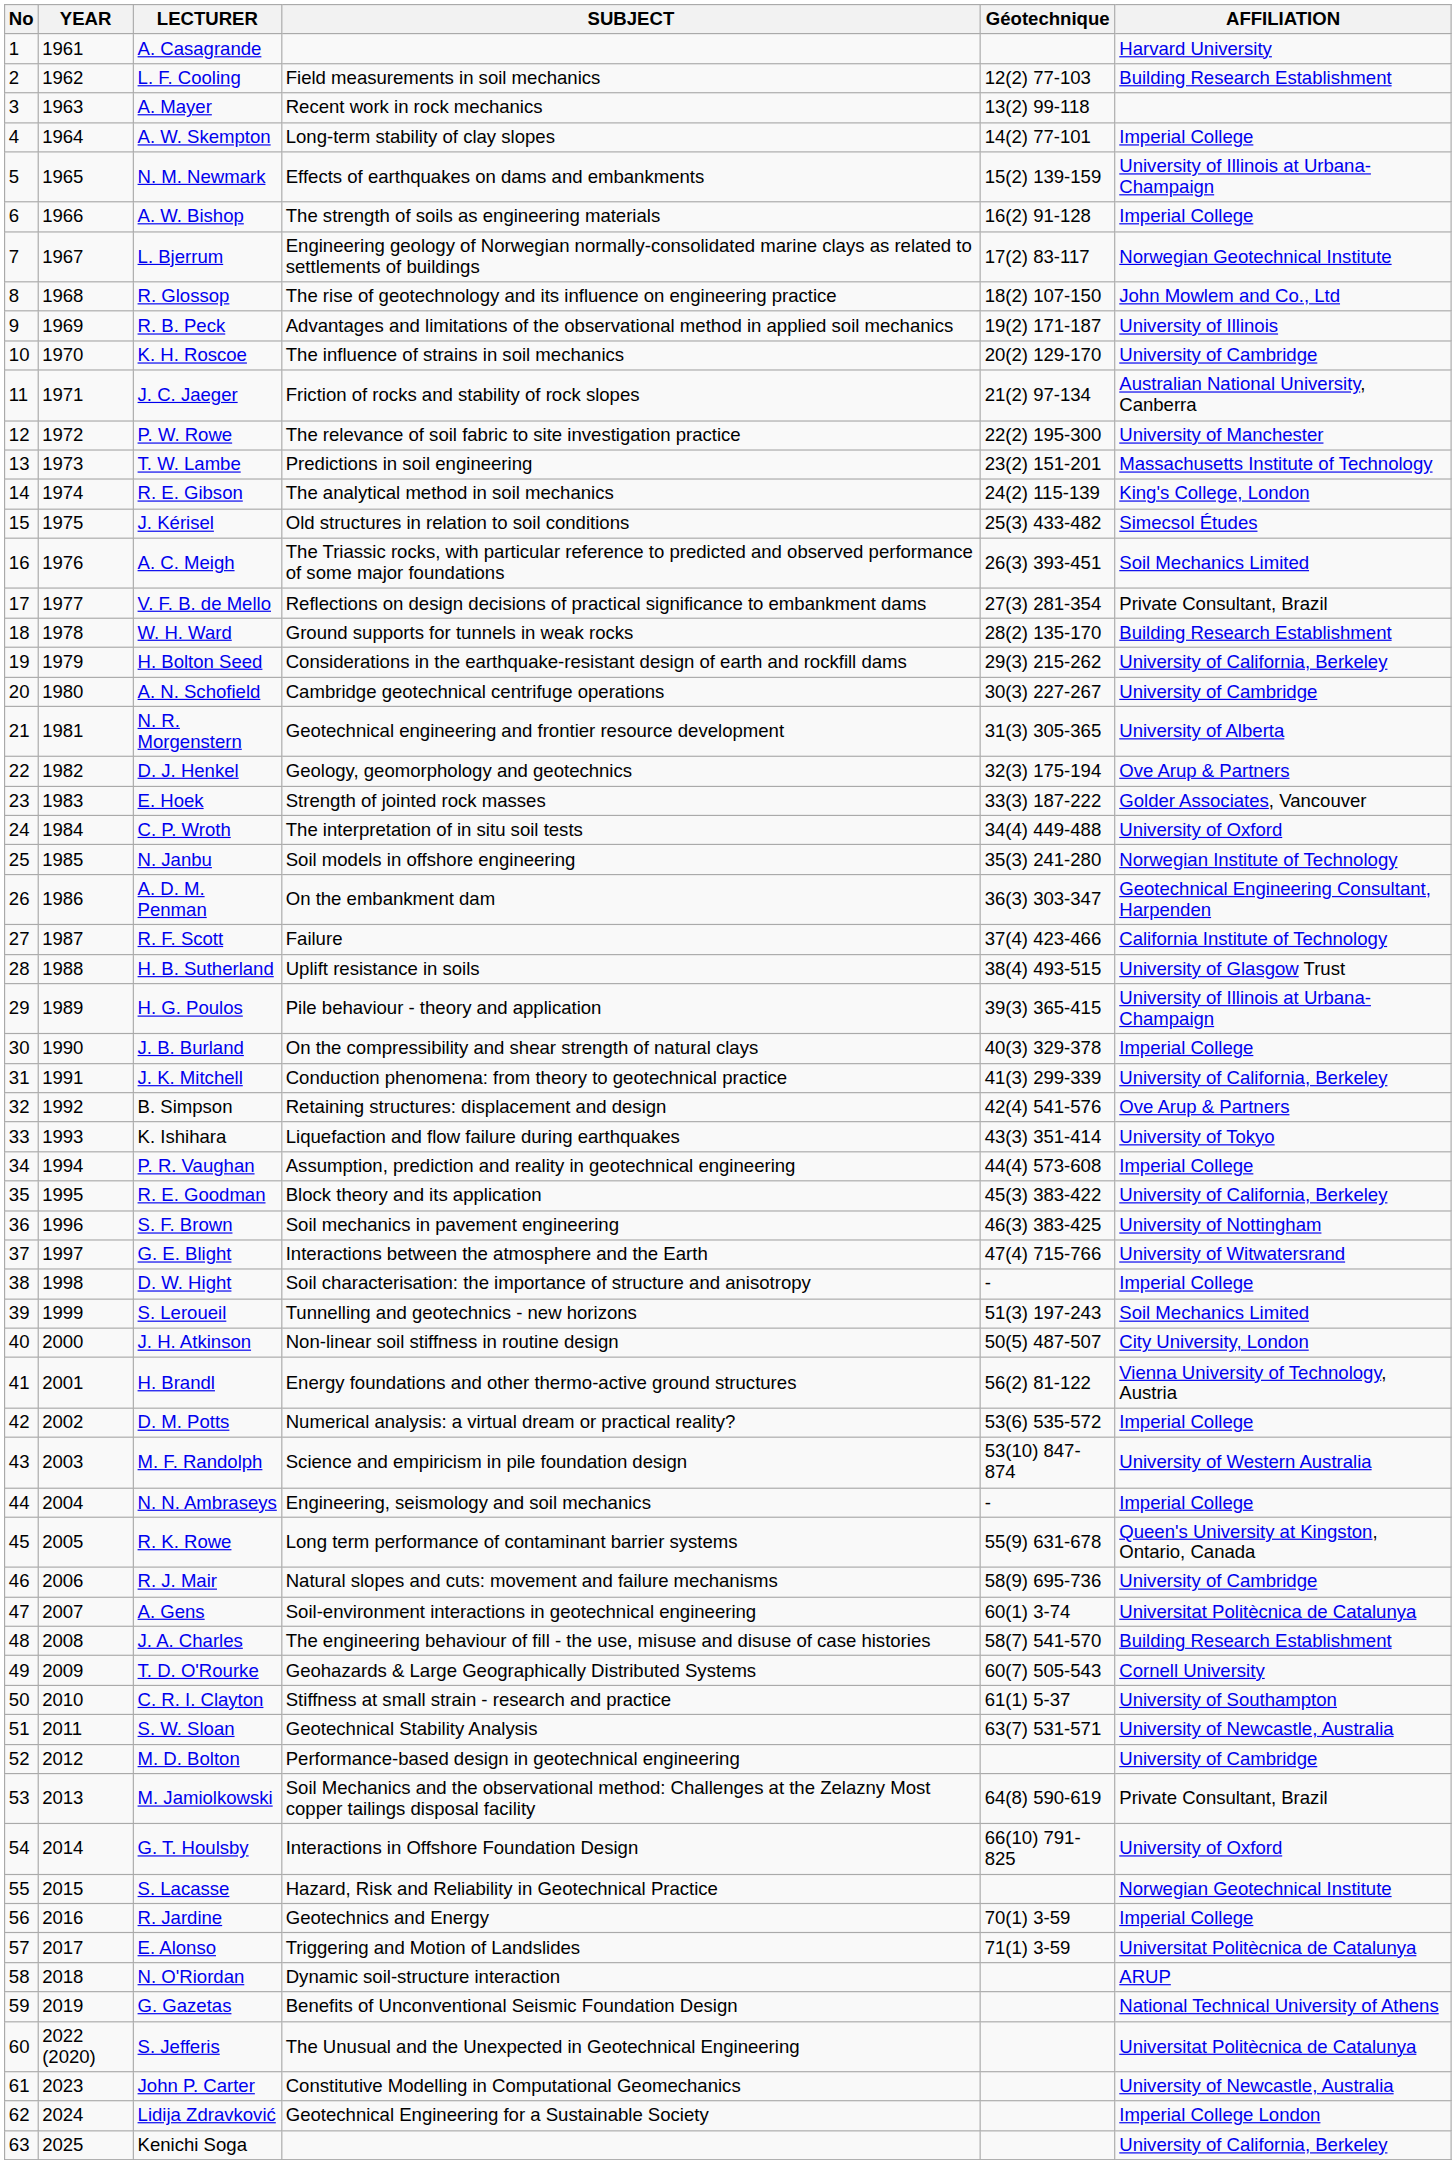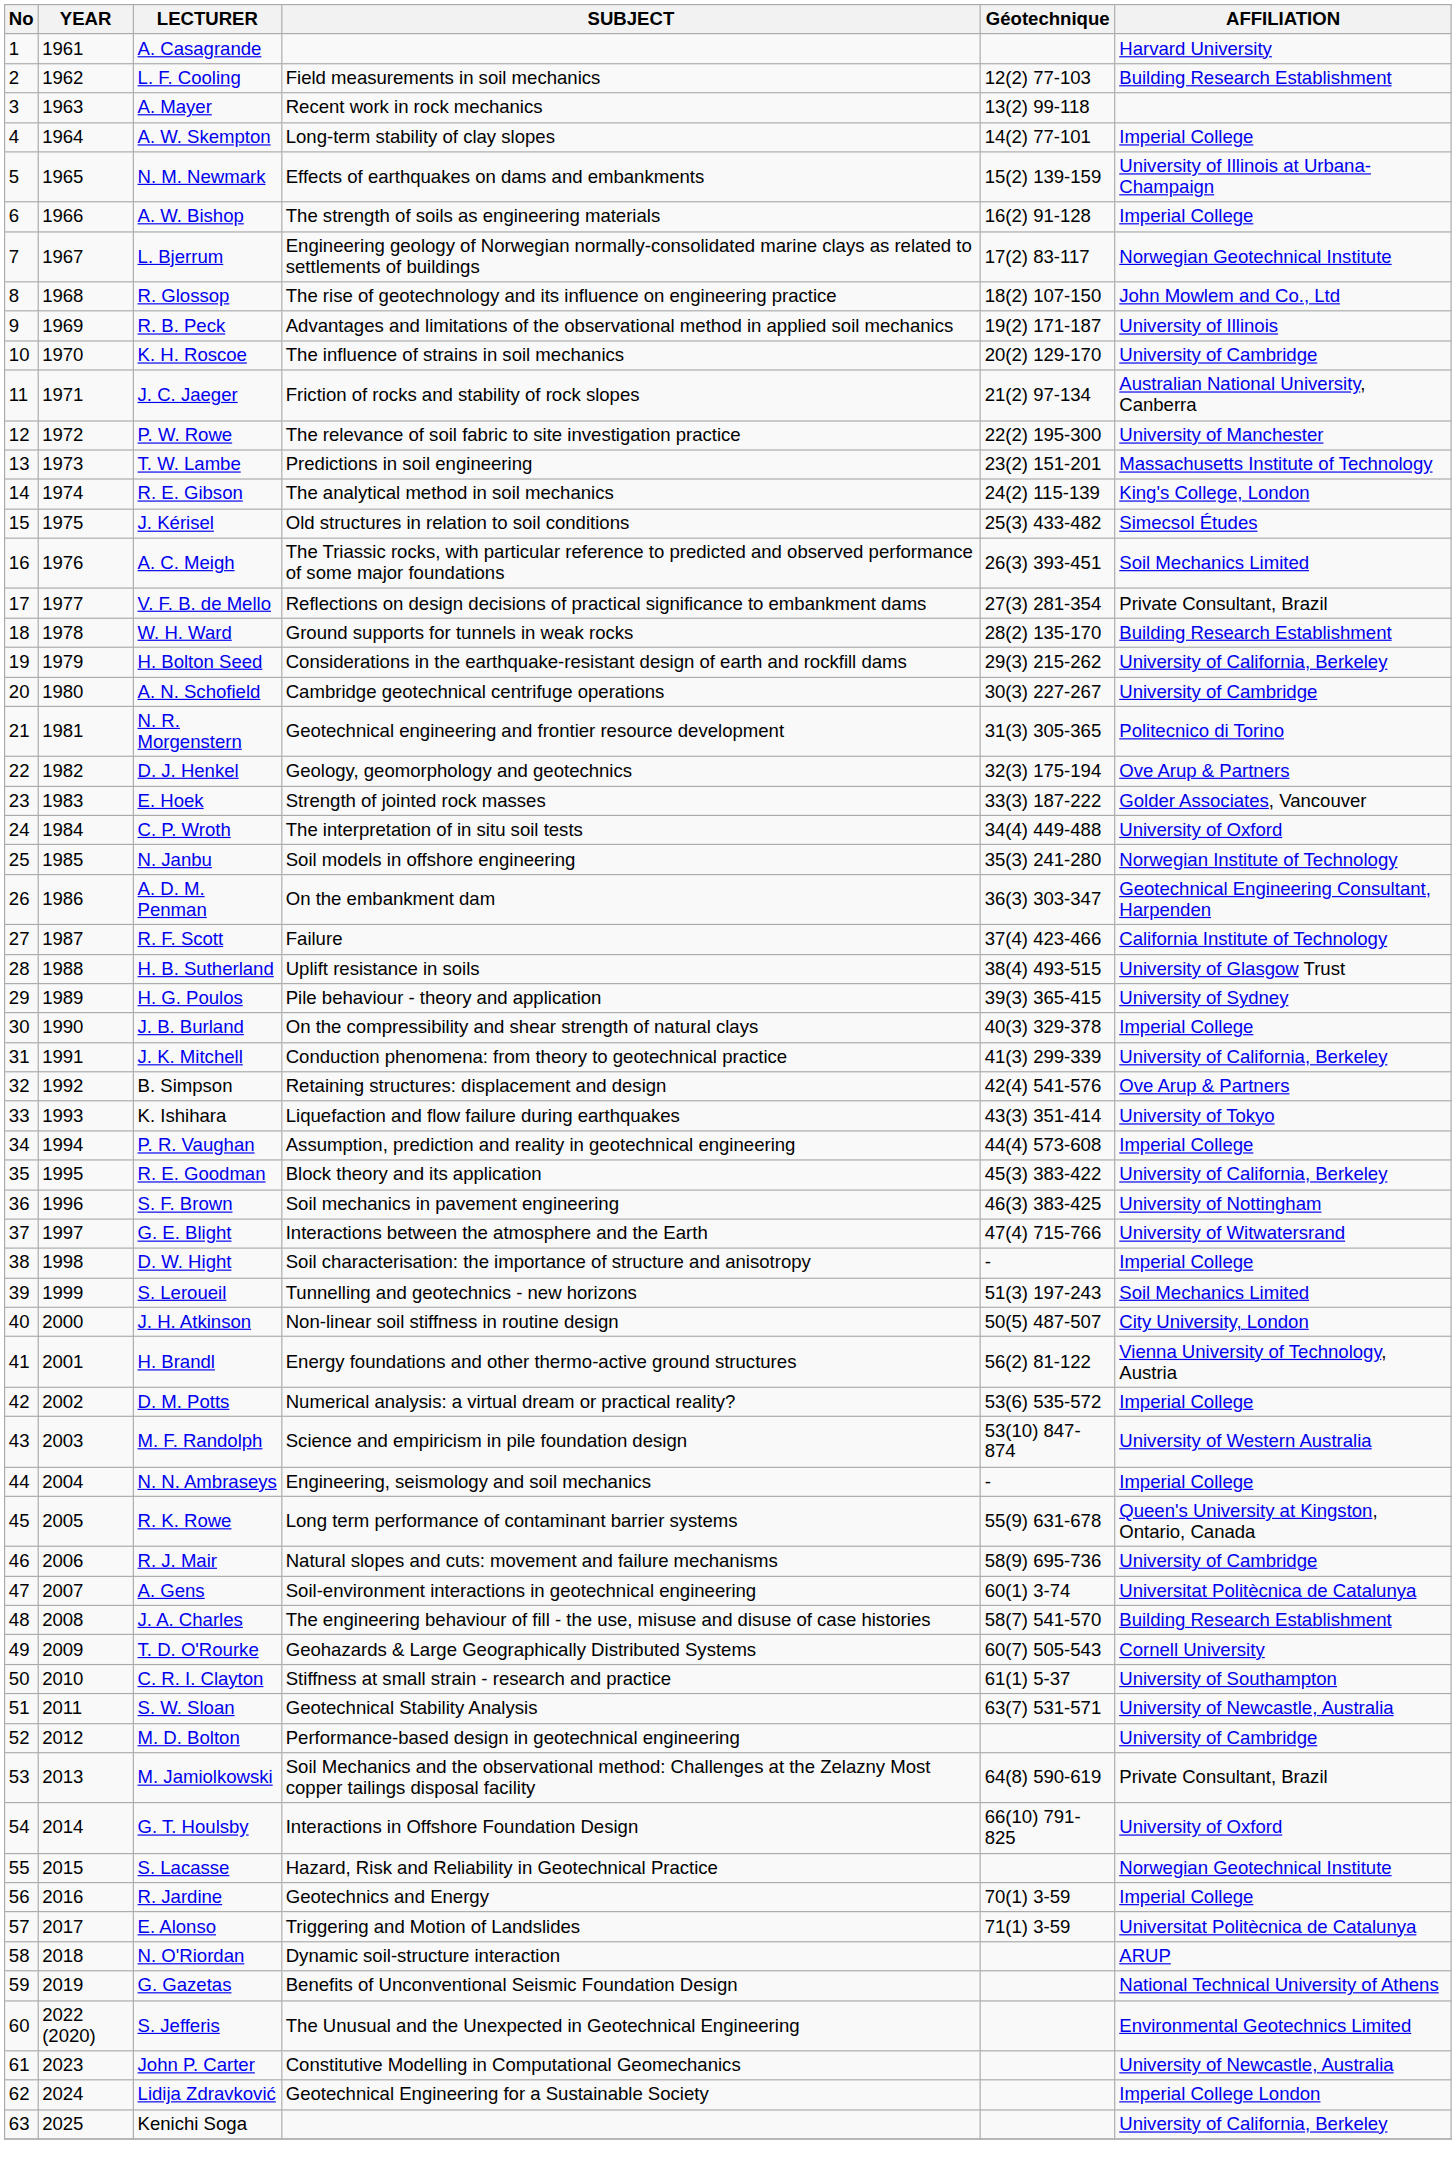(1202, 731) University of Alberta -> (1202, 731) Politecnico di Torino
(1245, 1008) University of Illinois at Urbana-Champaign -> (1204, 998) University of Sydney
(1268, 2046) Universitat Politècnica de Catalunya -> (1265, 2025) Environmental Geotechnics Limited
